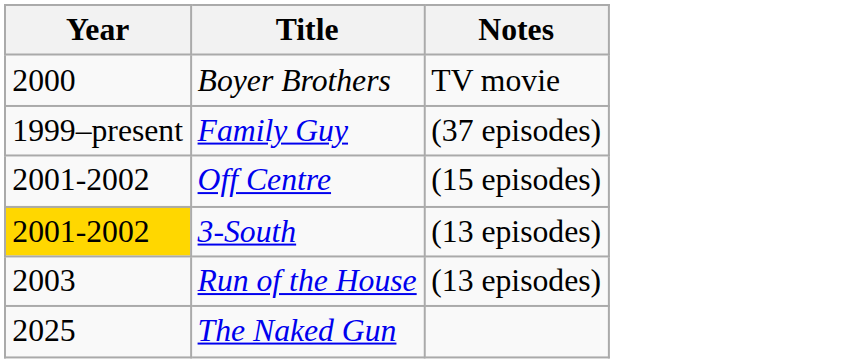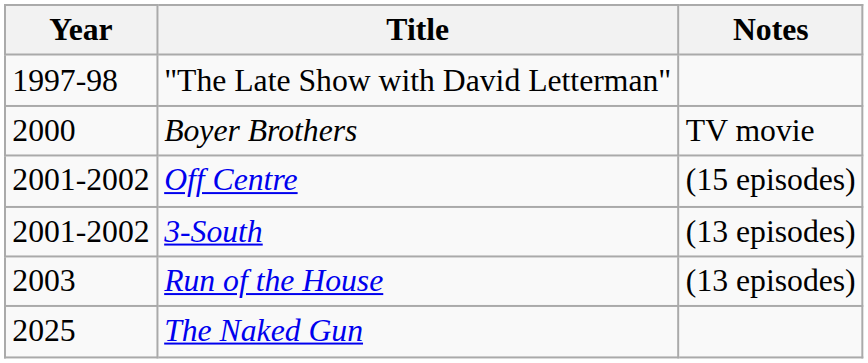+ row: (418, 79)
- row: (273, 130)
(81, 230) gold background -> (81, 230) no background
